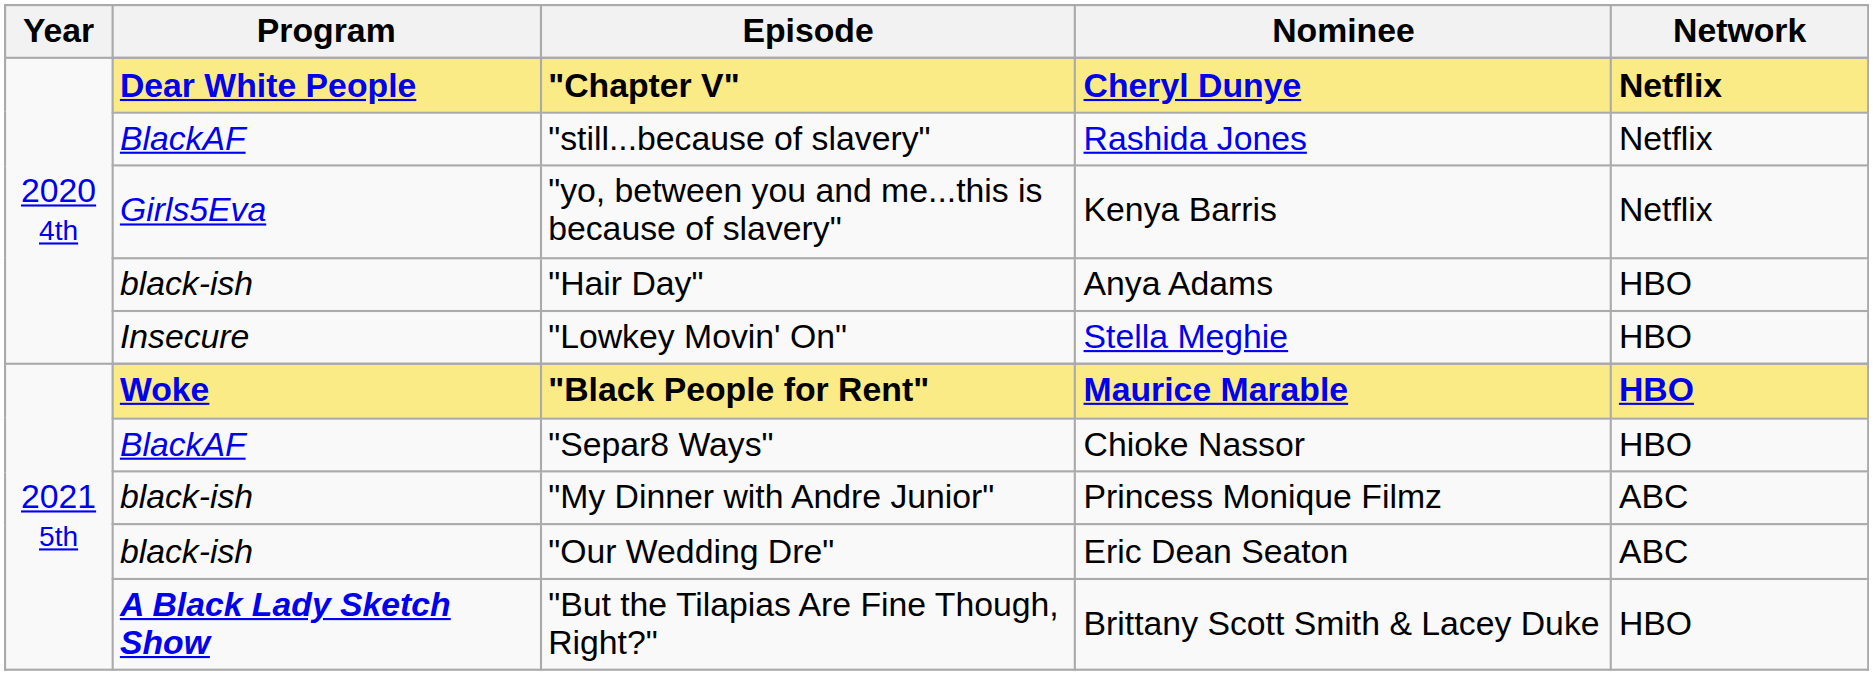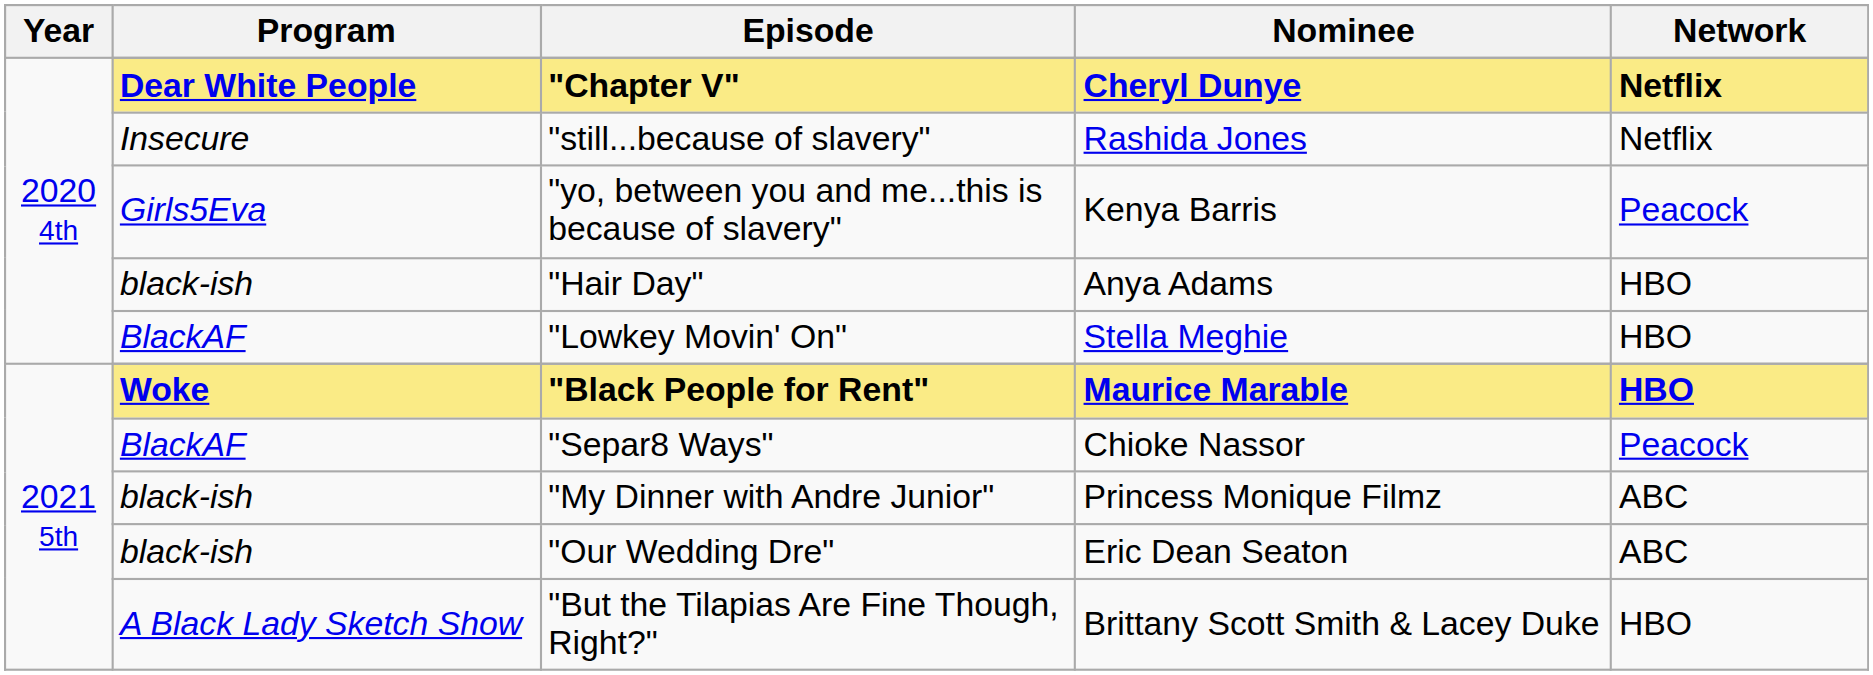(183, 138) BlackAF -> (185, 138) Insecure
(1666, 210) Netflix -> (1684, 210) Peacock
(185, 336) Insecure -> (183, 336) BlackAF
(1656, 444) HBO -> (1684, 444) Peacock
(285, 623) bold -> (321, 623) normal
